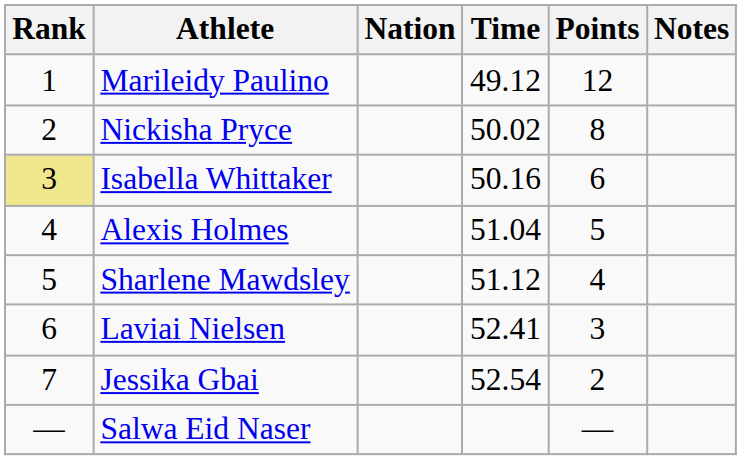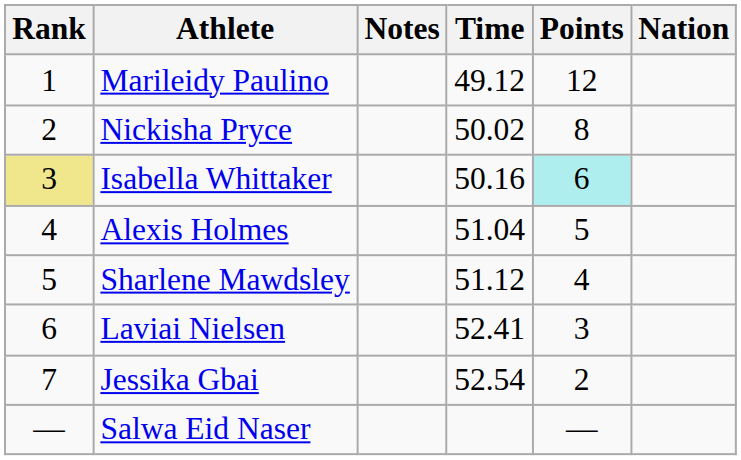columns swapped: (410, 29) <-> (692, 29)
(597, 179) no background -> (582, 179) paleturquoise background
